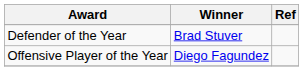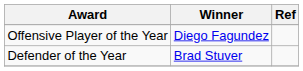rows swapped: (67, 35) <-> (88, 55)
